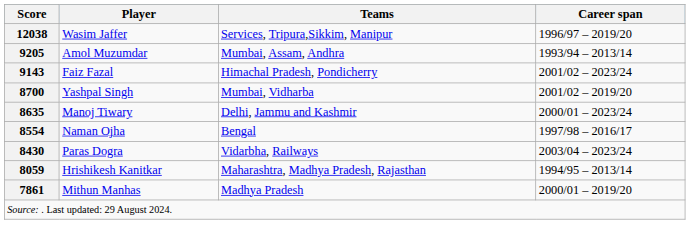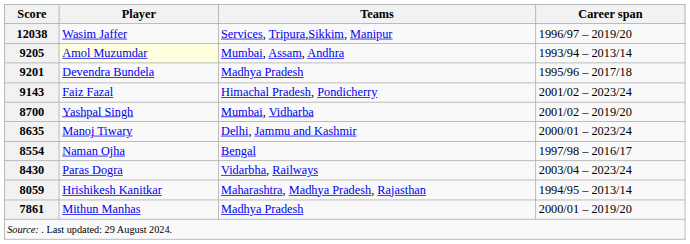(105, 53) no background -> (105, 53) lightyellow background
+ row: (32, 72)
